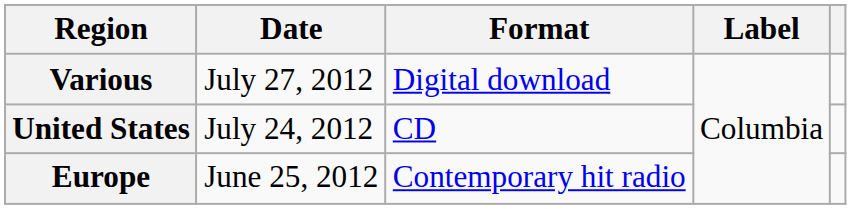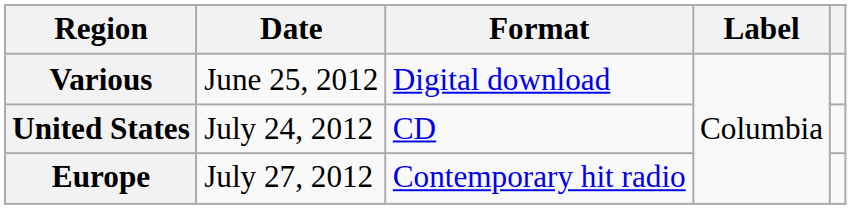(289, 78) July 27, 2012 -> (291, 78) June 25, 2012
(291, 177) June 25, 2012 -> (289, 177) July 27, 2012
